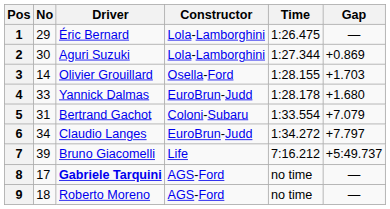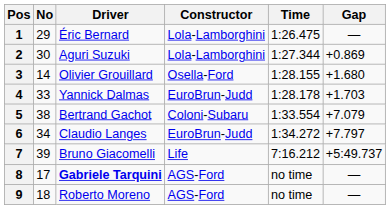(345, 75) +1.703 -> (345, 75) +1.680
(345, 94) +1.680 -> (345, 94) +1.703
(43, 114) 31 -> (43, 114) 38
